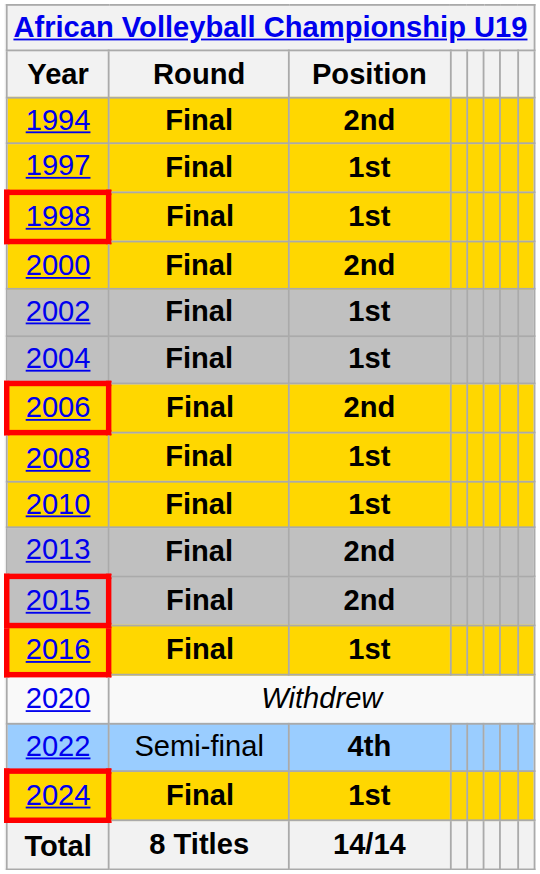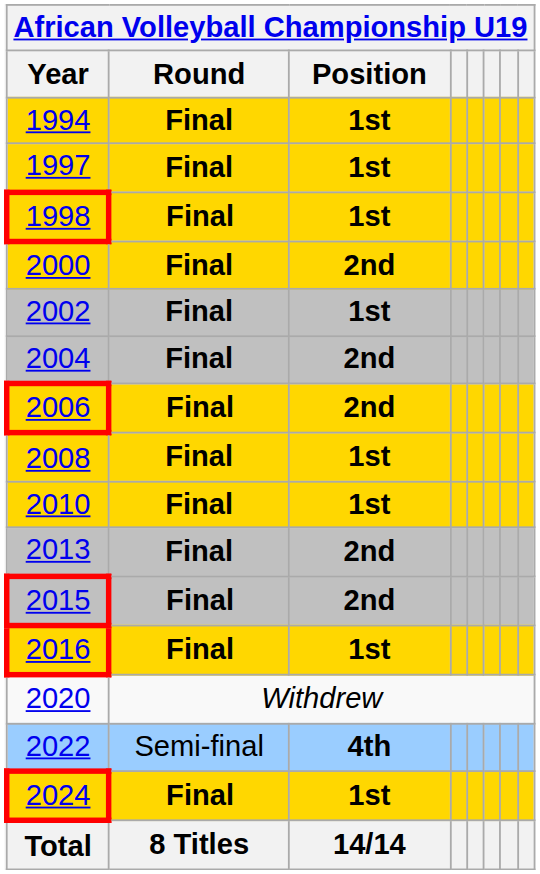(369, 119) 2nd -> (369, 119) 1st
(369, 359) 1st -> (369, 359) 2nd
